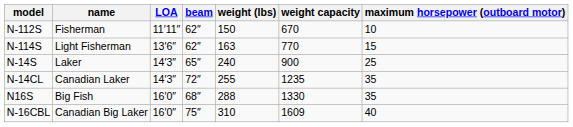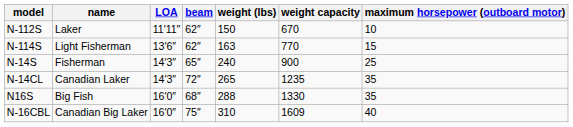(80, 29) Fisherman -> (68, 29) Laker
(68, 63) Laker -> (80, 63) Fisherman
(226, 79) 255 -> (226, 79) 265
